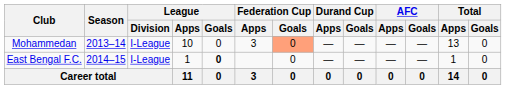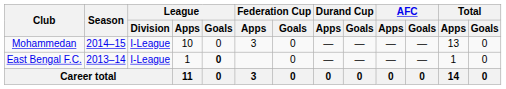(106, 44) 2013–14 -> (106, 44) 2014–15
(293, 44) lightsalmon background -> (293, 44) no background
(106, 60) 2014–15 -> (106, 60) 2013–14
